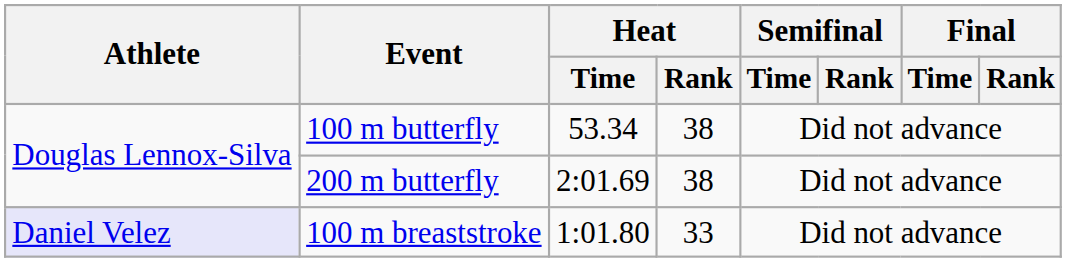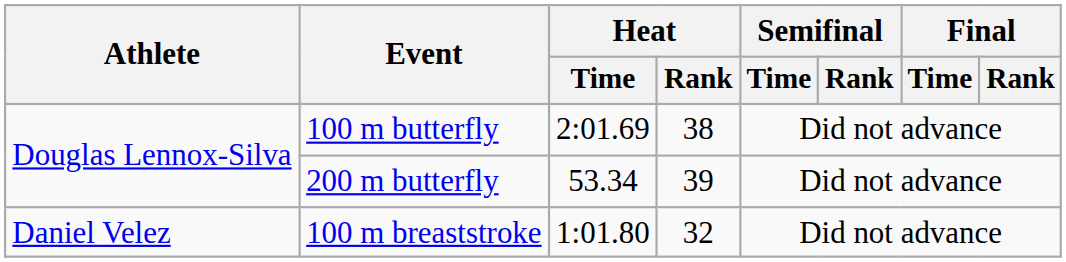(603, 129) 53.34 -> (603, 129) 2:01.69
(603, 180) 2:01.69 -> (603, 180) 53.34
(698, 180) 38 -> (698, 180) 39
(92, 231) lavender background -> (92, 231) no background
(698, 231) 33 -> (698, 231) 32
